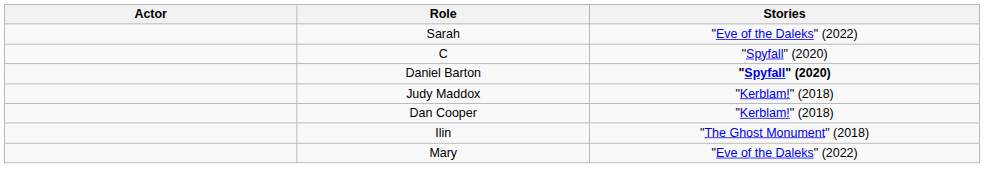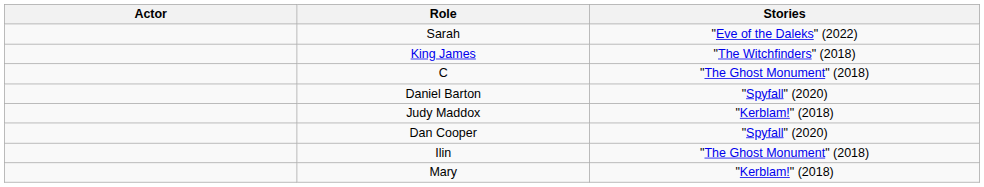+ row: (443, 53)
(785, 53) "Spyfall" (2020) -> (785, 73) "The Ghost Monument" (2018)
(785, 73) bold -> (785, 93) normal
(785, 113) "Kerblam!" (2018) -> (785, 133) "Spyfall" (2020)
(785, 152) "Eve of the Daleks" (2022) -> (785, 172) "Kerblam!" (2018)
